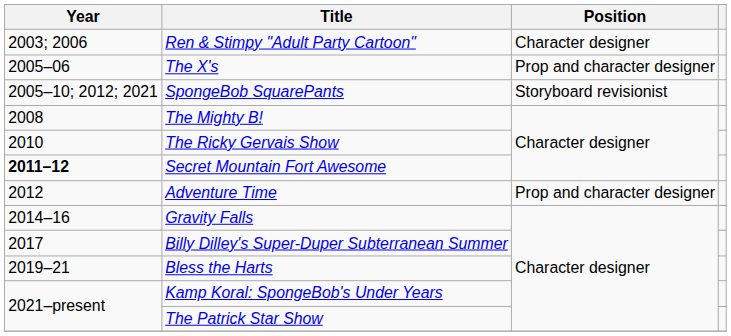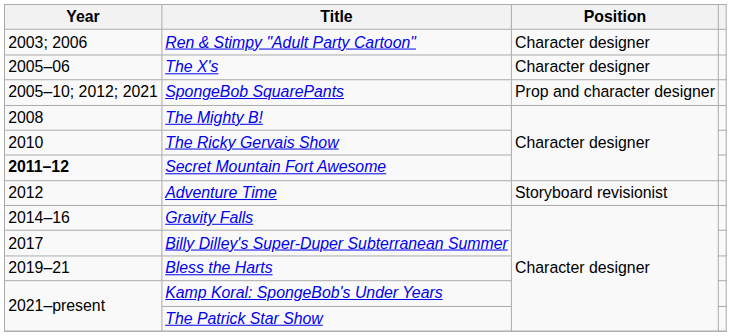(615, 67) Prop and character designer -> (582, 67) Character designer
(591, 92) Storyboard revisionist -> (615, 92) Prop and character designer
(615, 192) Prop and character designer -> (591, 192) Storyboard revisionist
